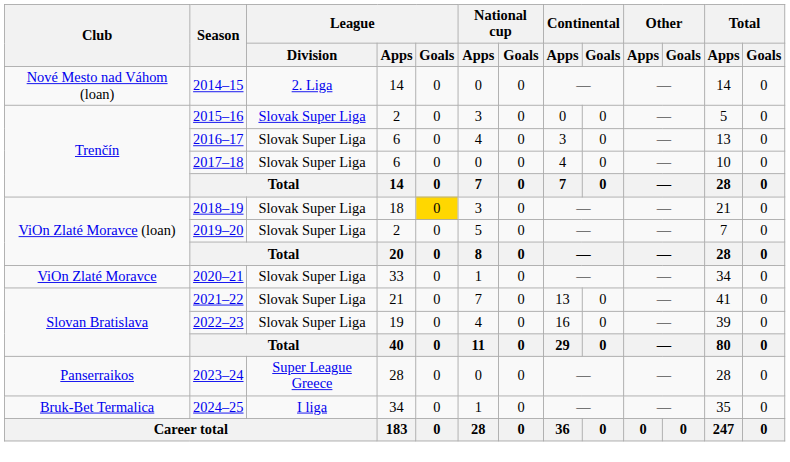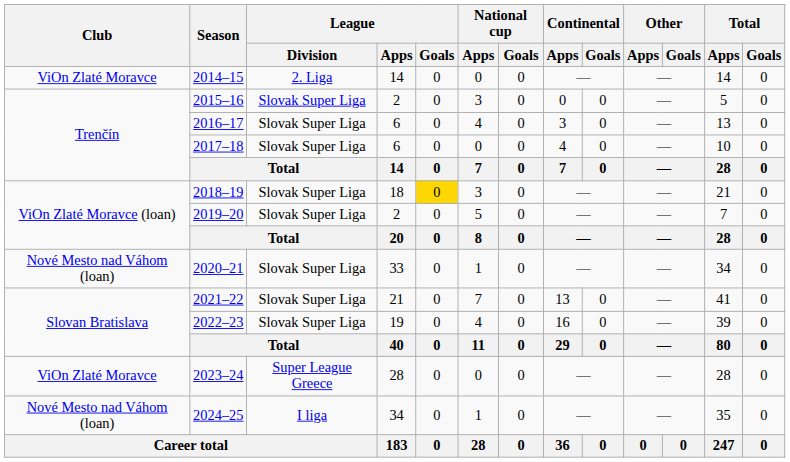(97, 85) Nové Mesto nad Váhom (loan) -> (97, 77) ViOn Zlaté Moravce
(97, 276) ViOn Zlaté Moravce -> (97, 268) Nové Mesto nad Váhom (loan)
(97, 376) Panserraikos -> (97, 376) ViOn Zlaté Moravce
(97, 407) Bruk-Bet Termalica -> (97, 415) Nové Mesto nad Váhom (loan)
